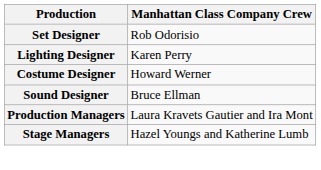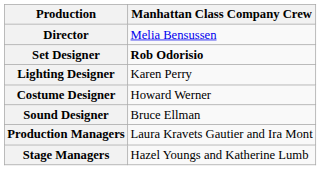+ row: (66, 34)
(165, 34) normal -> (167, 54) bold
